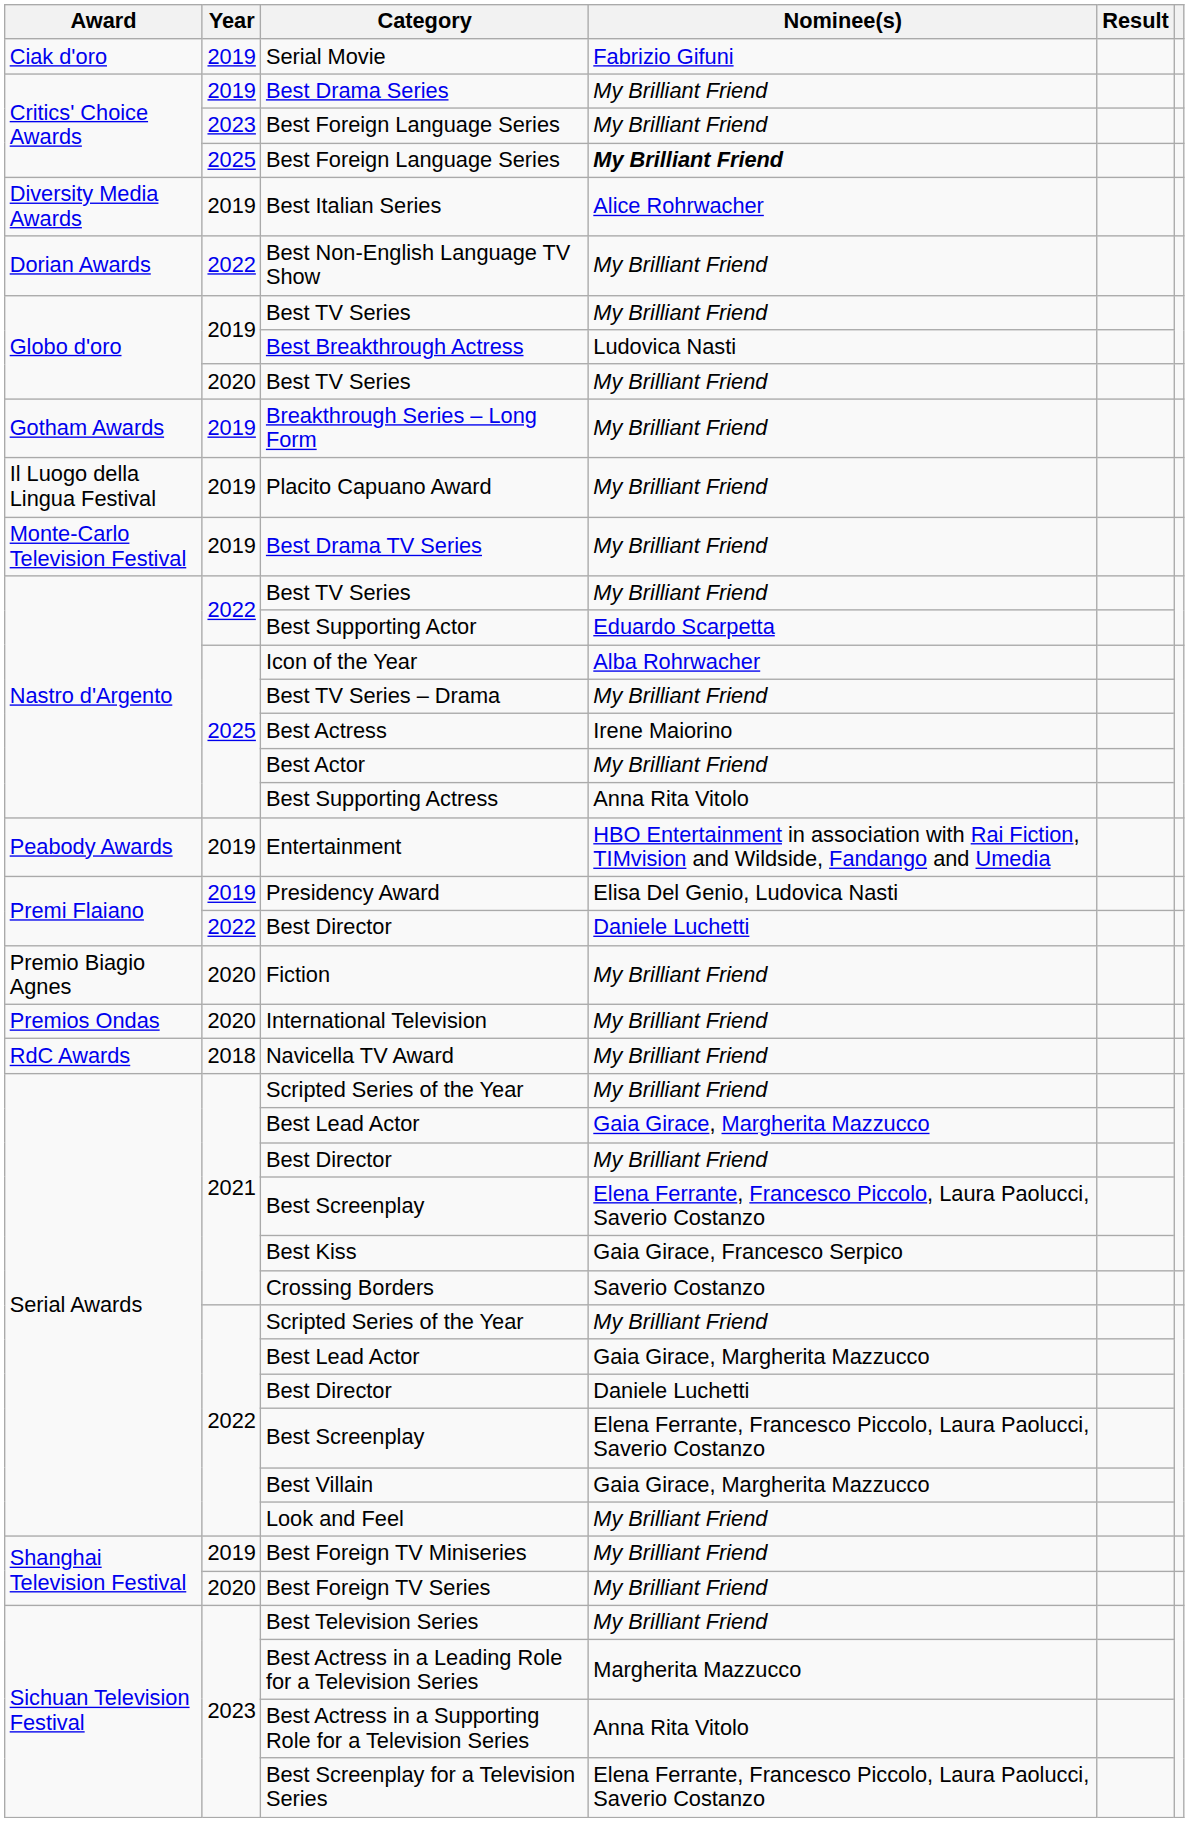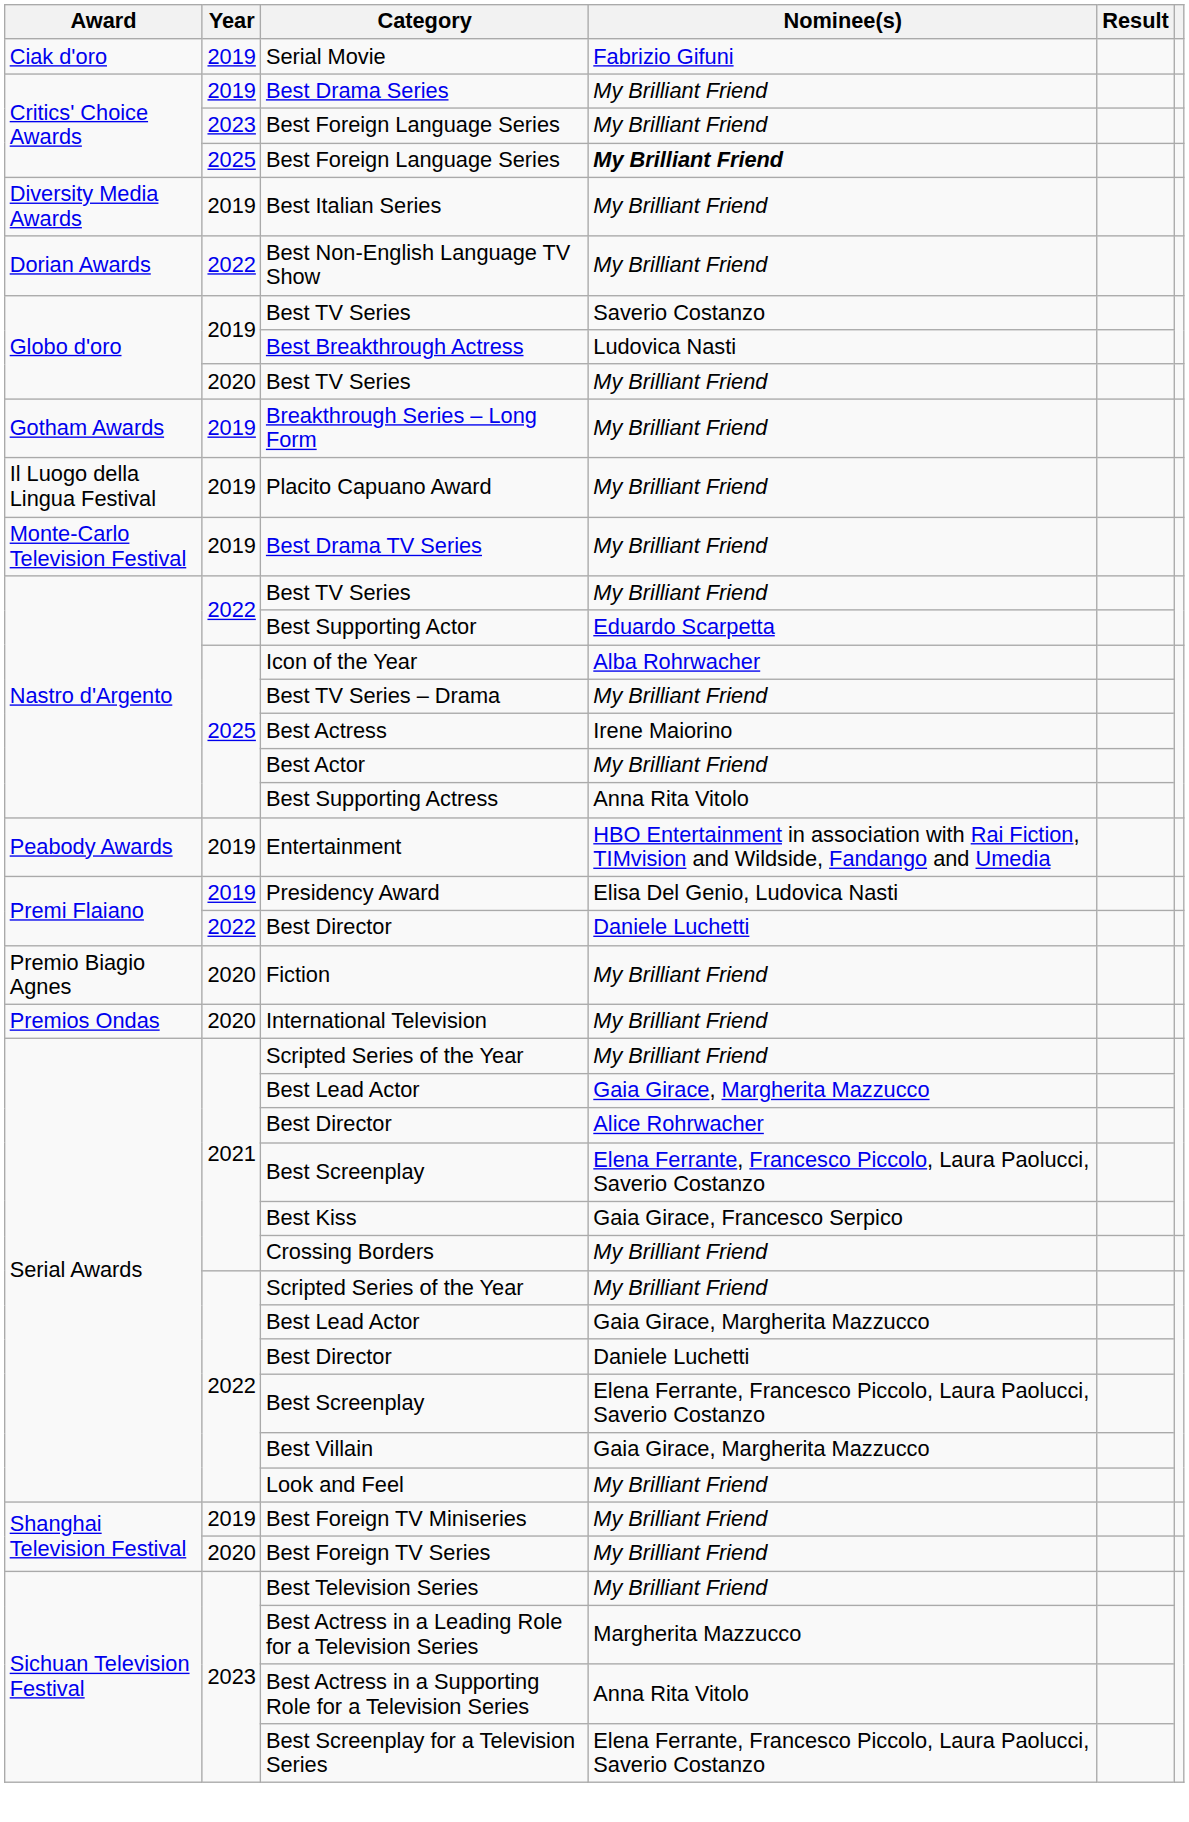(679, 206) Alice Rohrwacher -> (680, 206) My Brilliant Friend
(680, 312) My Brilliant Friend -> (679, 312) Saverio Costanzo
- row: (232, 1055)
(680, 1159) My Brilliant Friend -> (679, 1124) Alice Rohrwacher
(679, 1287) Saverio Costanzo -> (680, 1252) My Brilliant Friend
